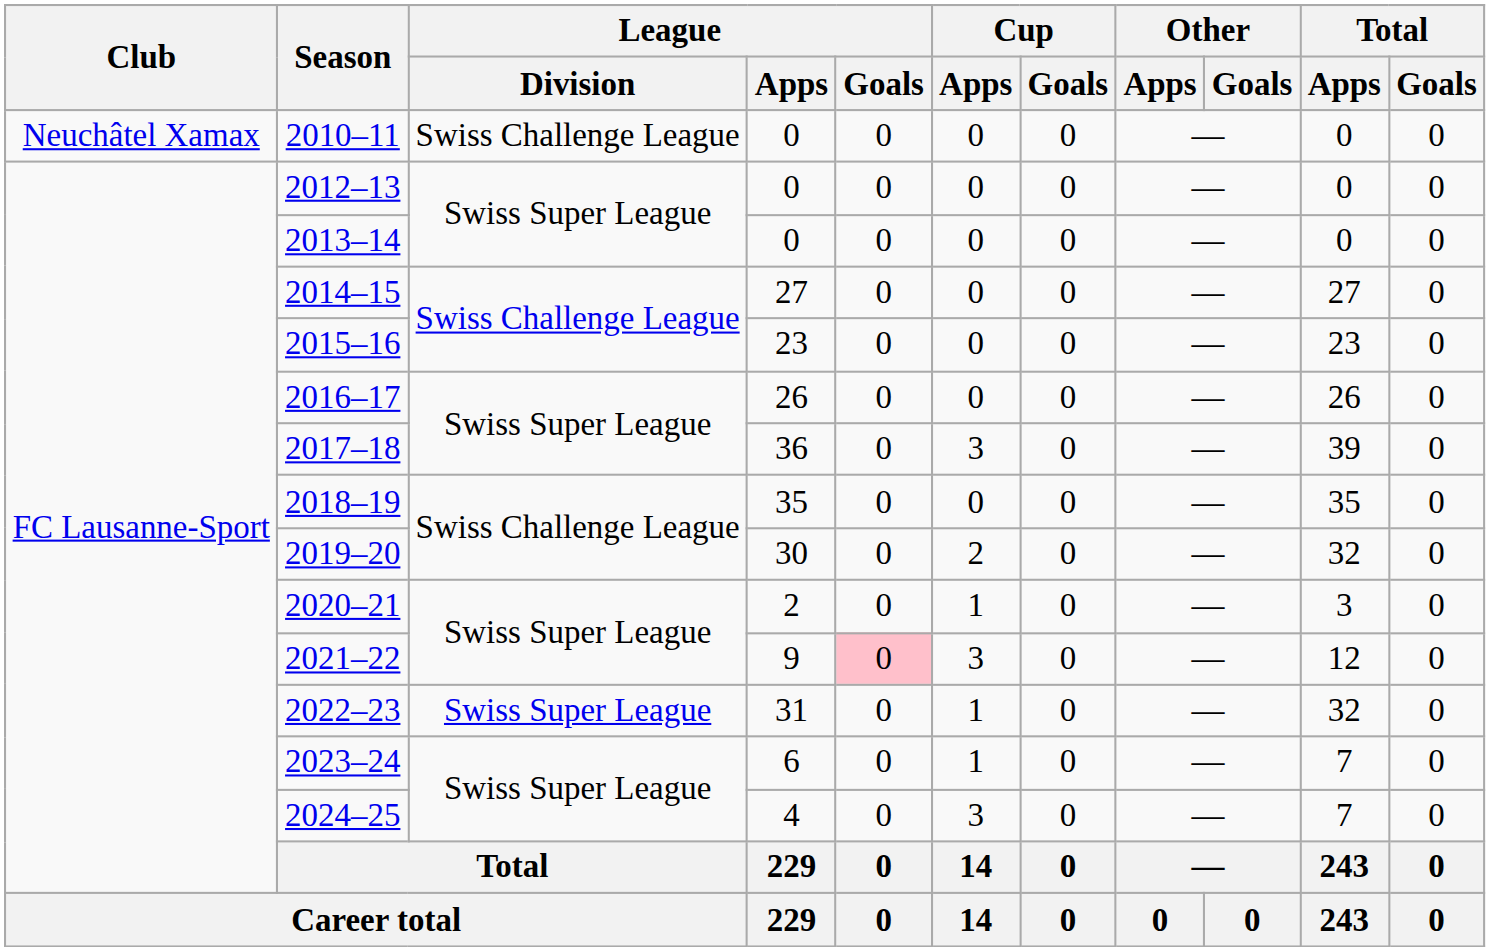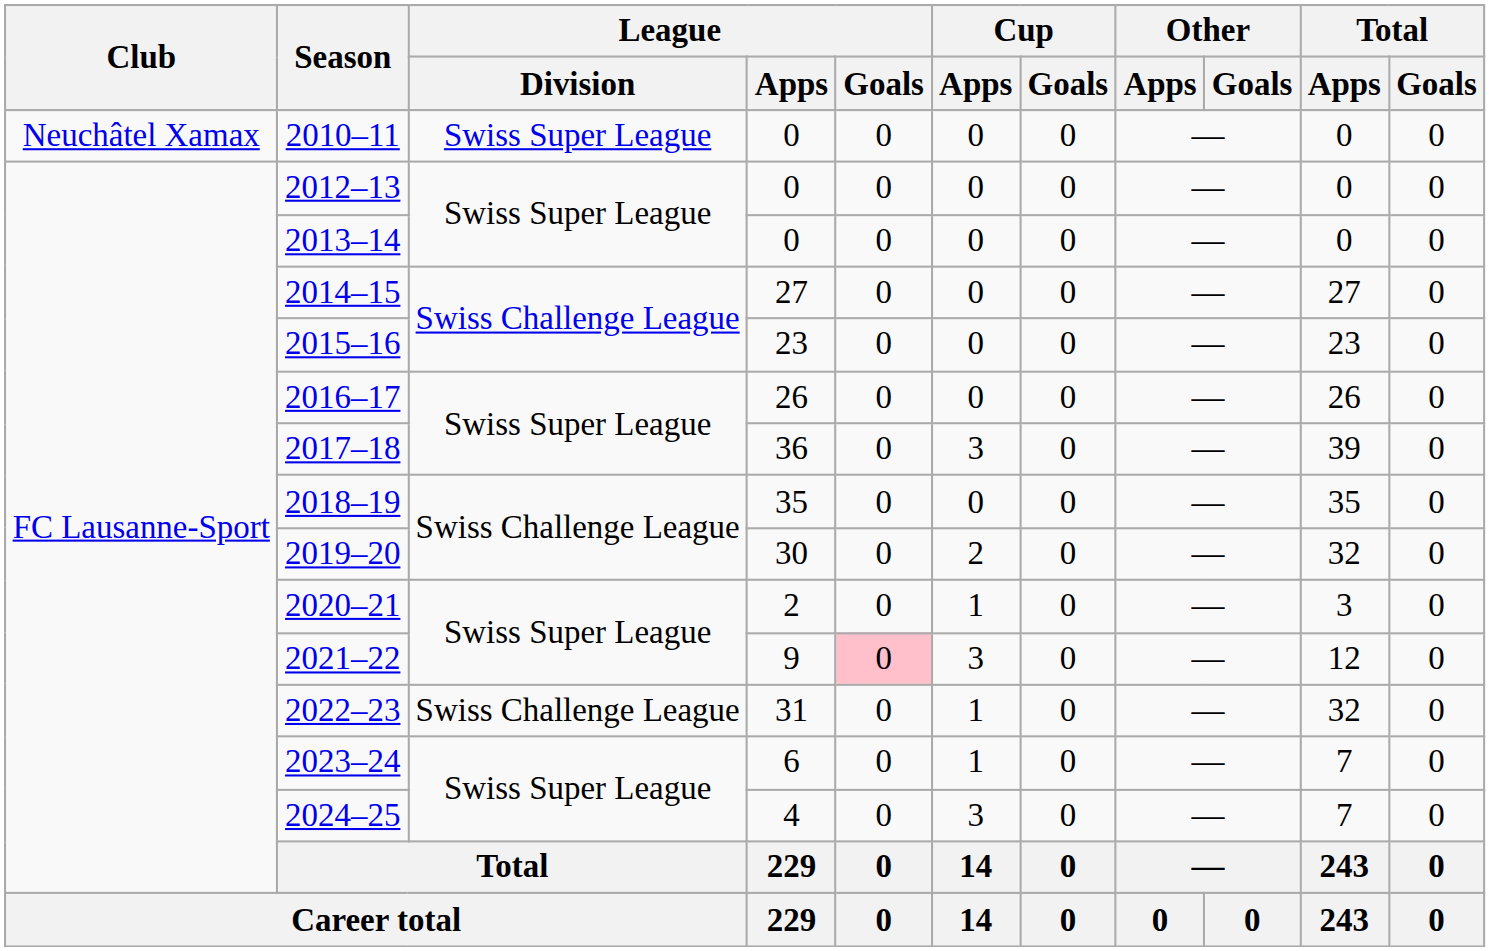(578, 135) Swiss Challenge League -> (578, 135) Swiss Super League
(578, 710) Swiss Super League -> (578, 710) Swiss Challenge League
